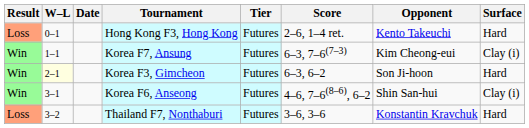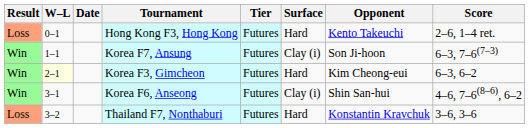columns swapped: (502, 13) <-> (327, 13)
(416, 53) Kim Cheong-eui -> (357, 53) Son Ji-hoon
(404, 73) Son Ji-hoon -> (368, 73) Kim Cheong-eui
